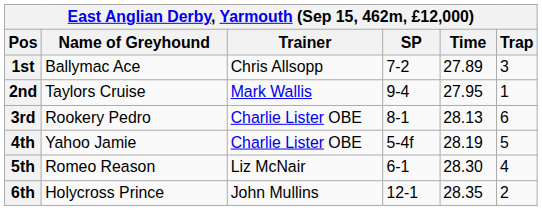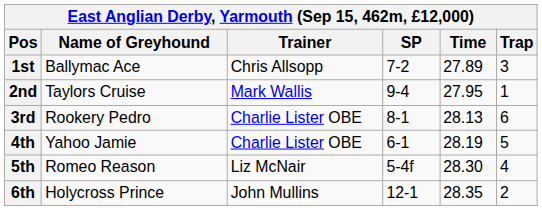(400, 142) 5-4f -> (398, 142) 6-1
(398, 167) 6-1 -> (400, 167) 5-4f
